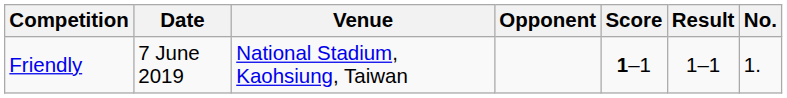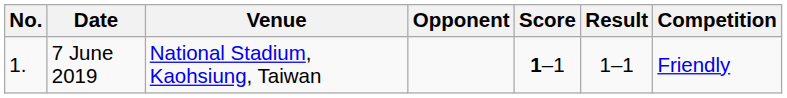columns swapped: (760, 20) <-> (69, 20)
